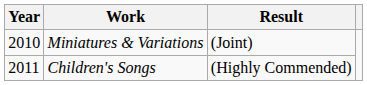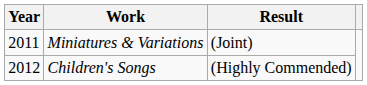(24, 42) 2010 -> (24, 42) 2011
(24, 67) 2011 -> (24, 67) 2012
